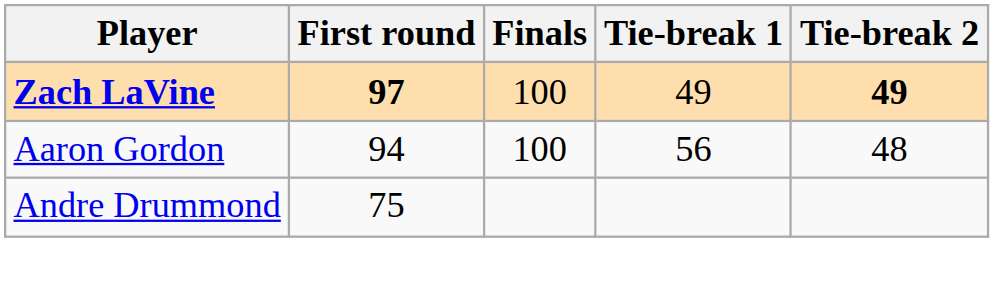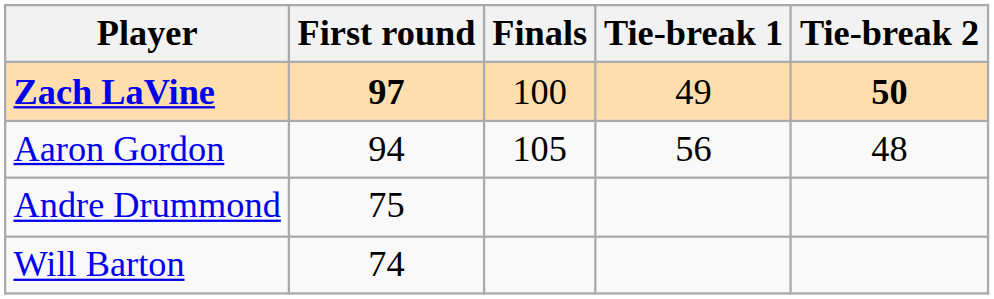(890, 90) 49 -> (890, 90) 50
(540, 148) 100 -> (540, 148) 105
+ row: (99, 263)
